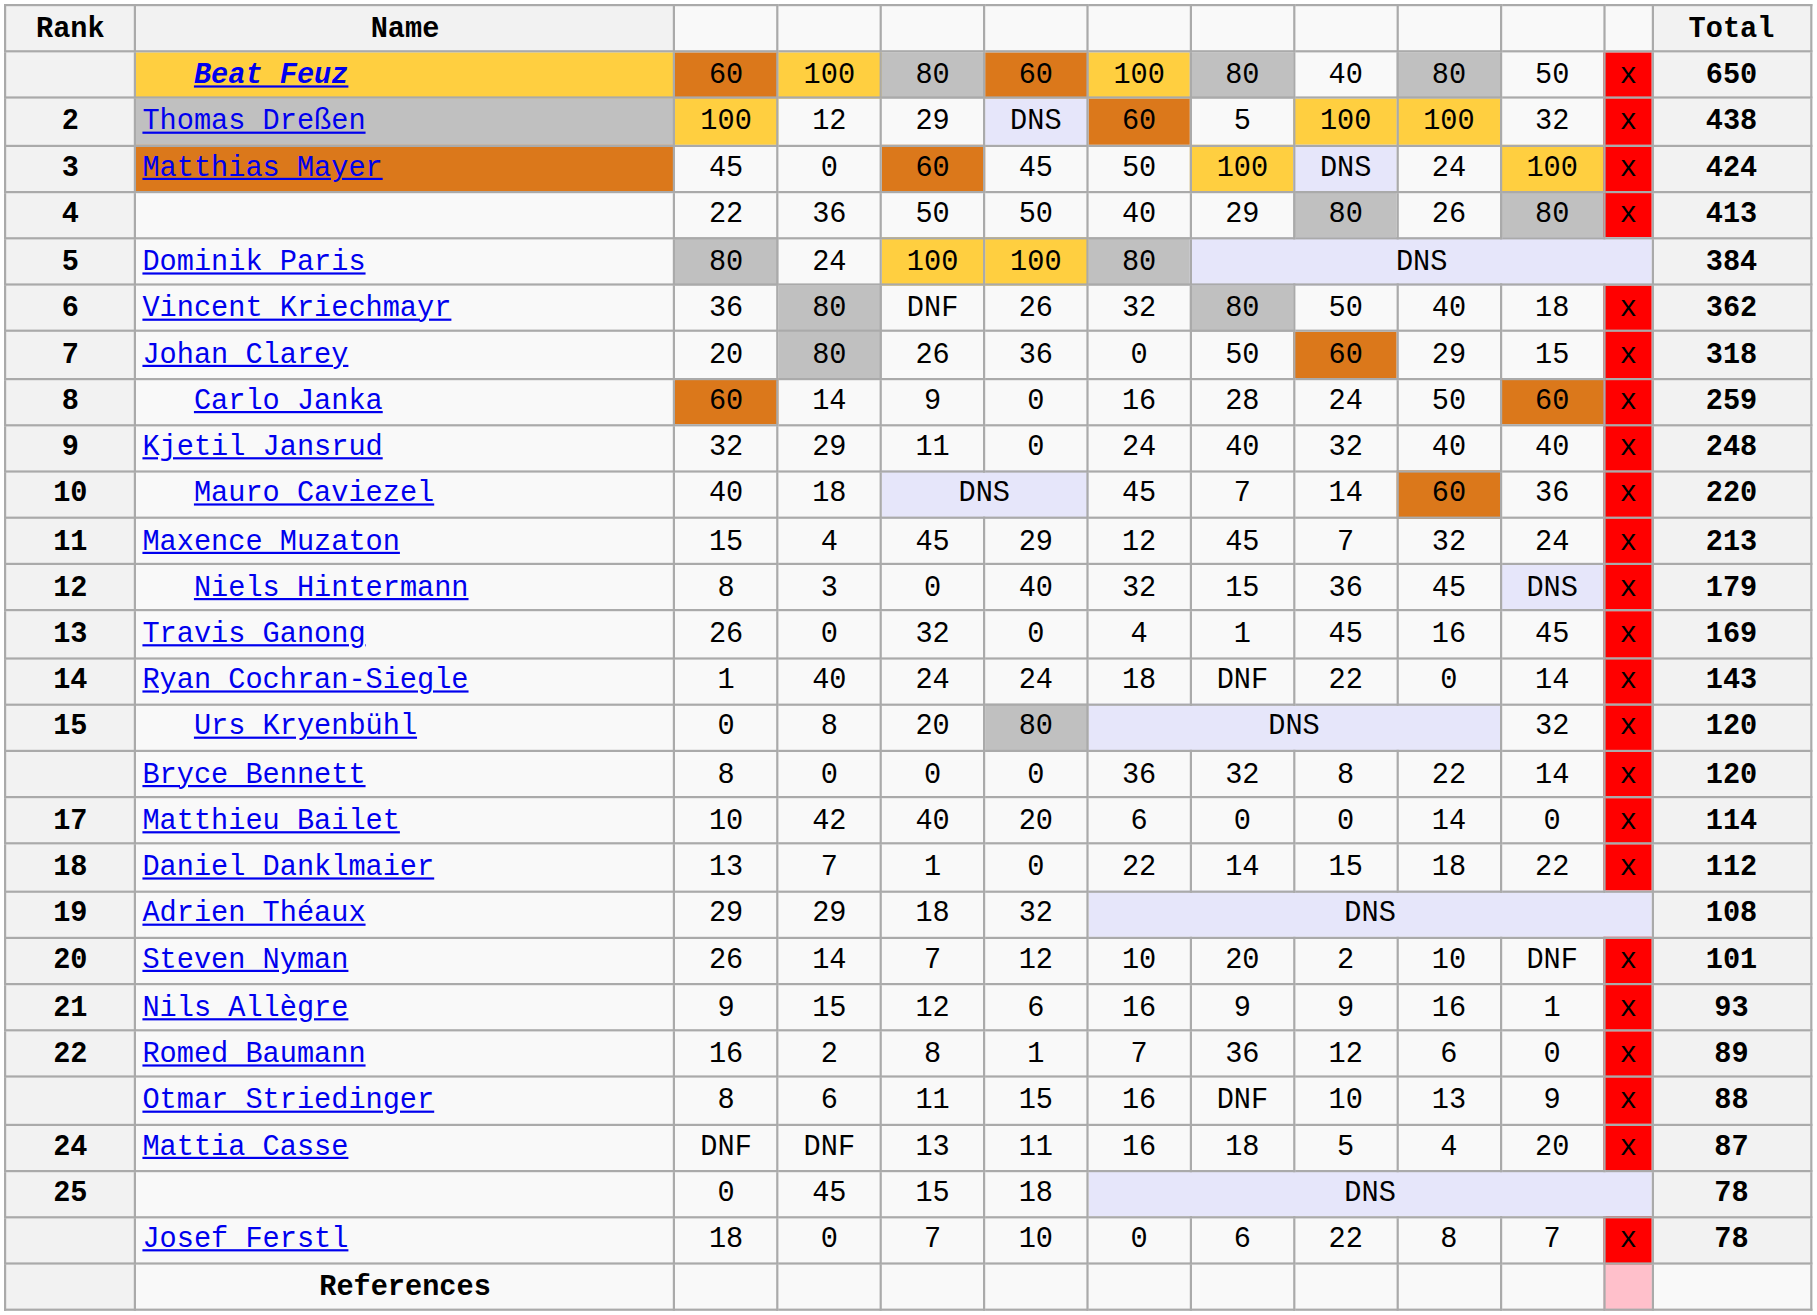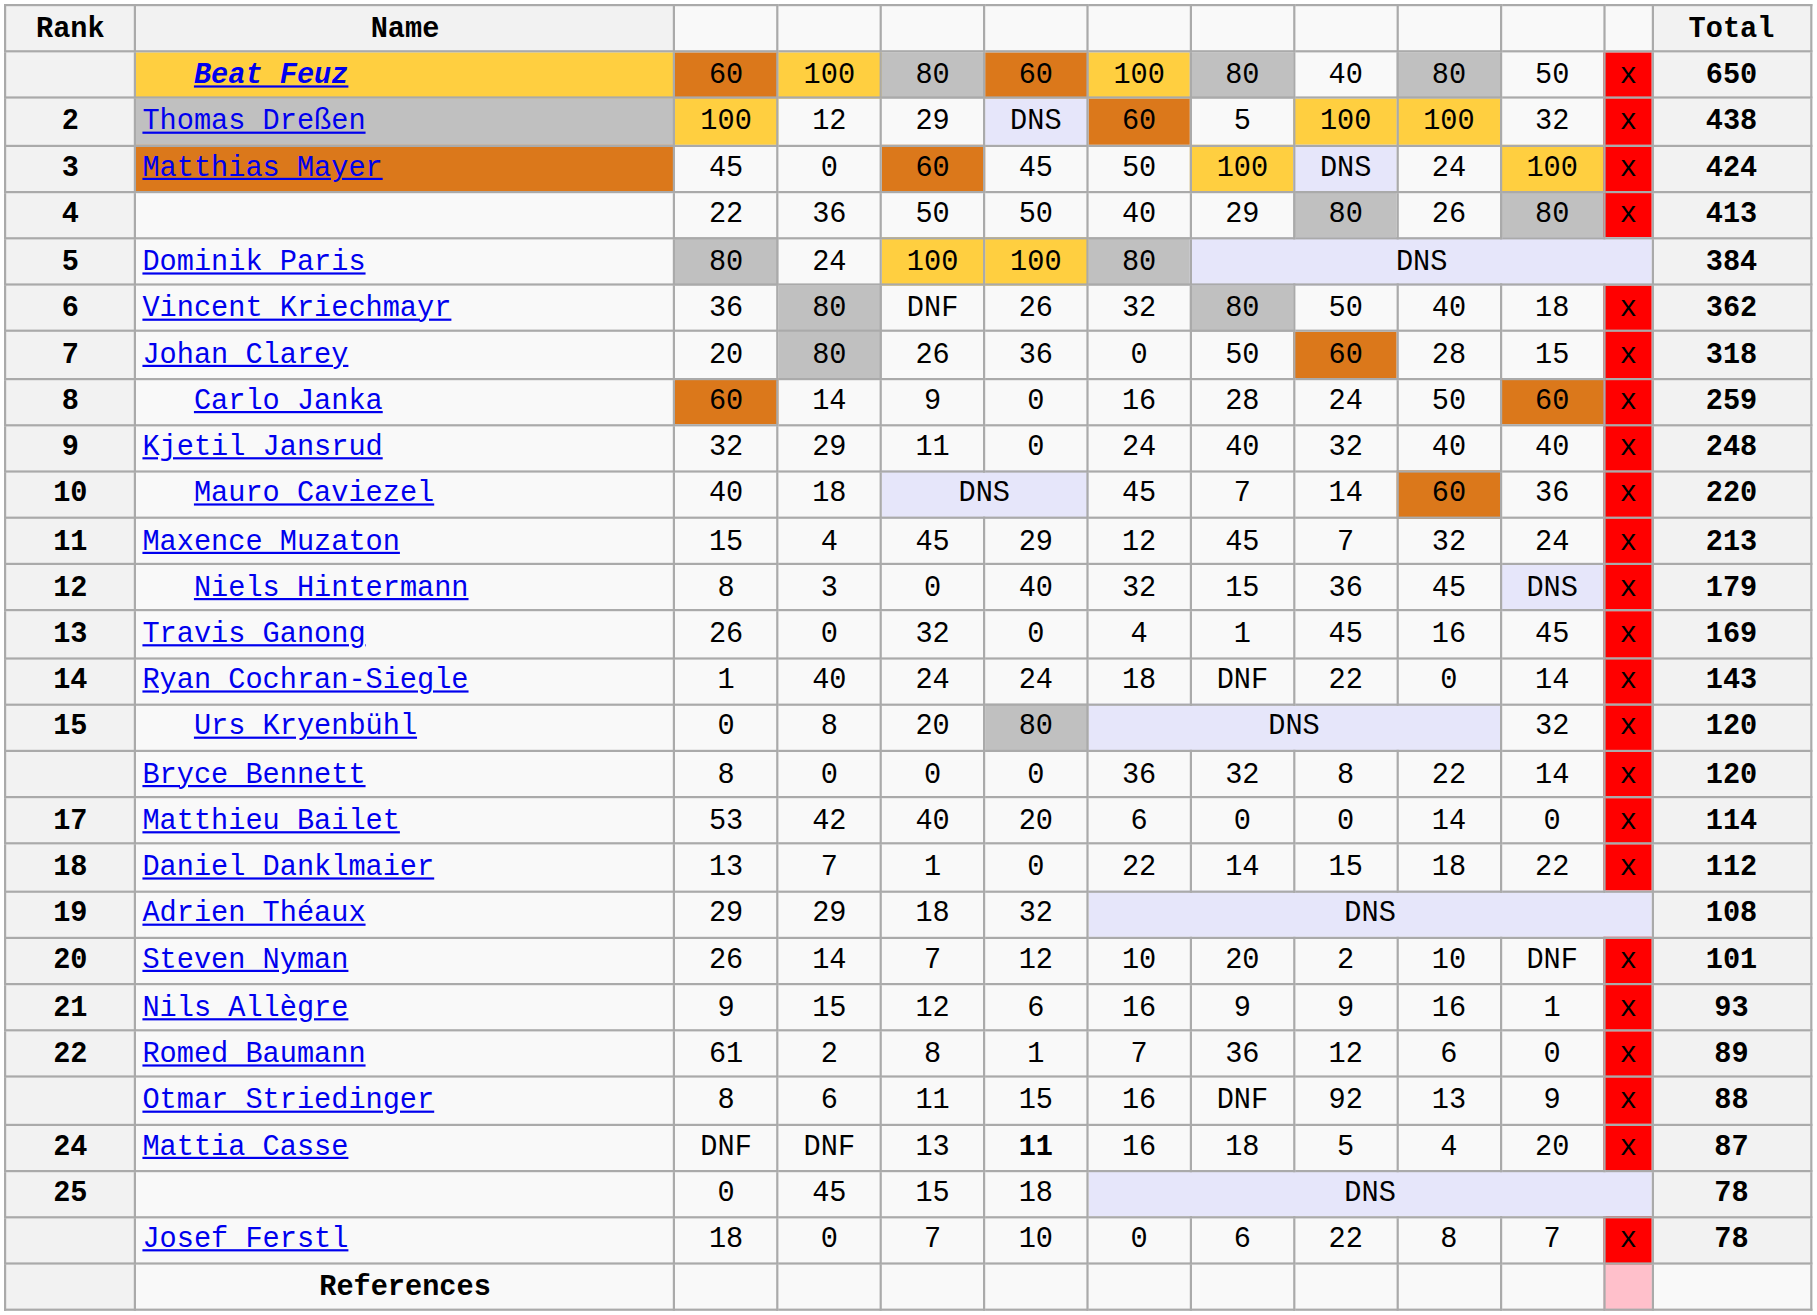(1449, 355) 29 -> (1449, 355) 28
(726, 821) 10 -> (726, 821) 53
(726, 1054) 16 -> (726, 1054) 61
(1346, 1100) 10 -> (1346, 1100) 92
(1036, 1147) normal -> (1036, 1147) bold
